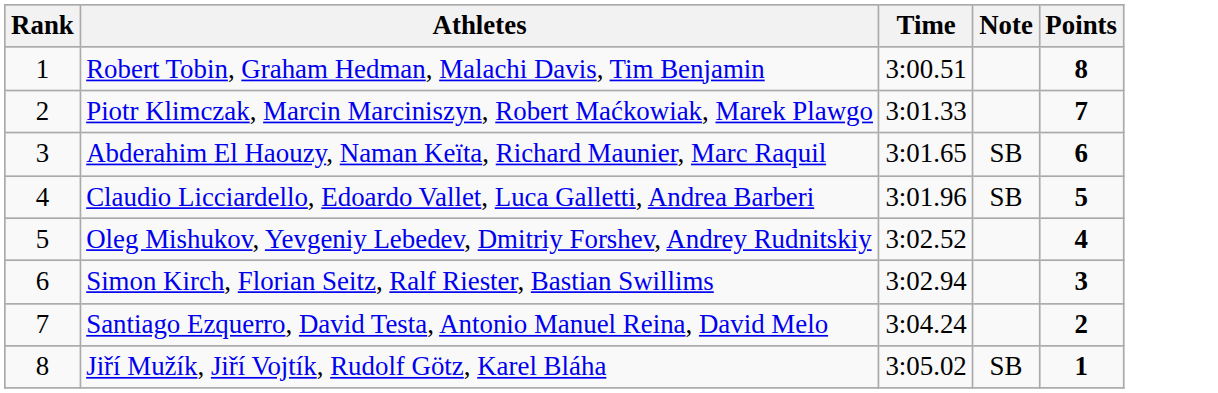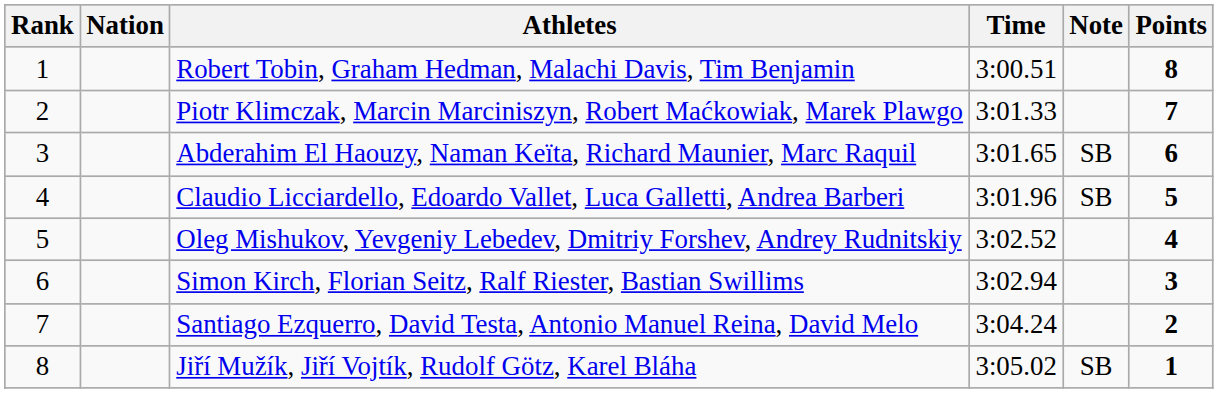+ column: (125, 25)
